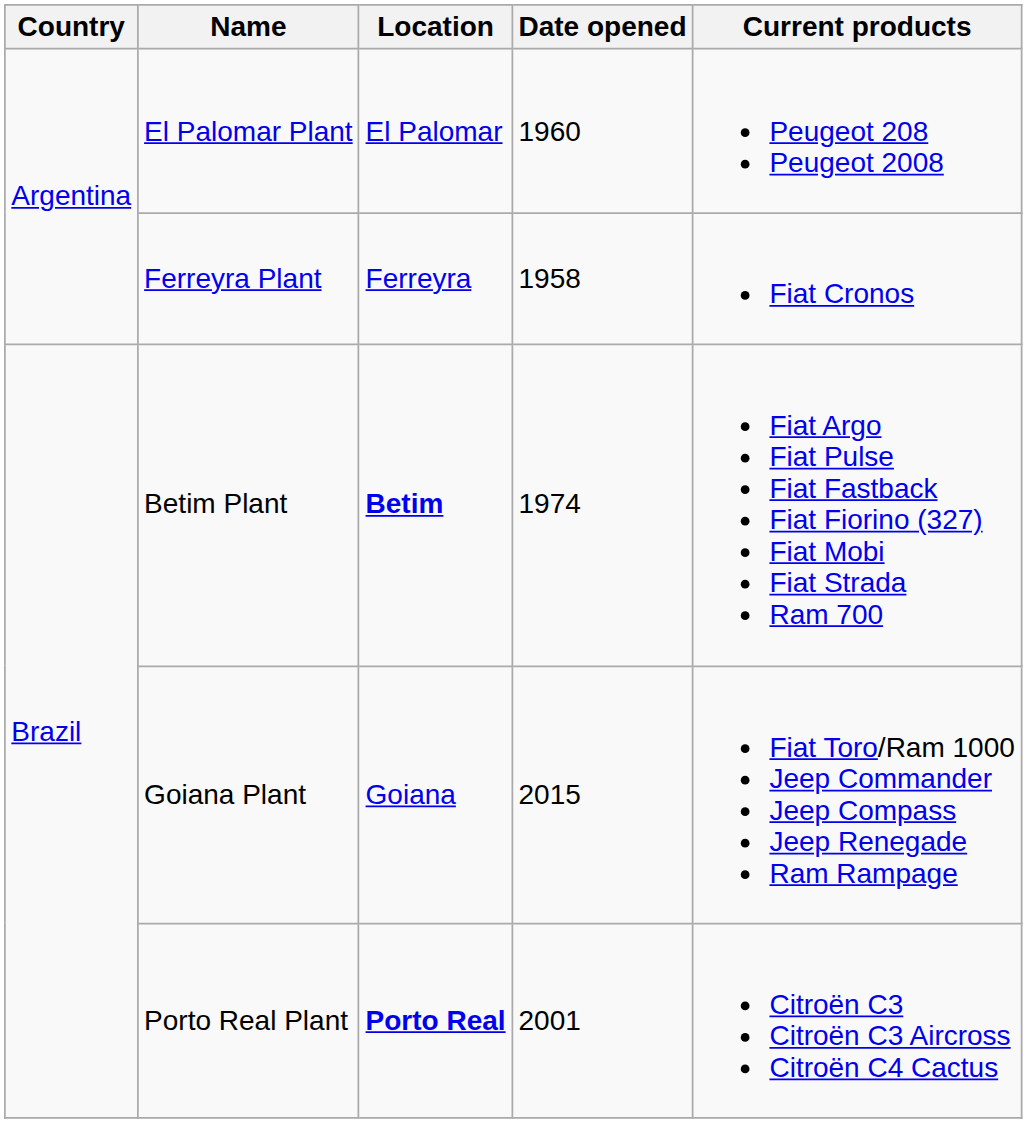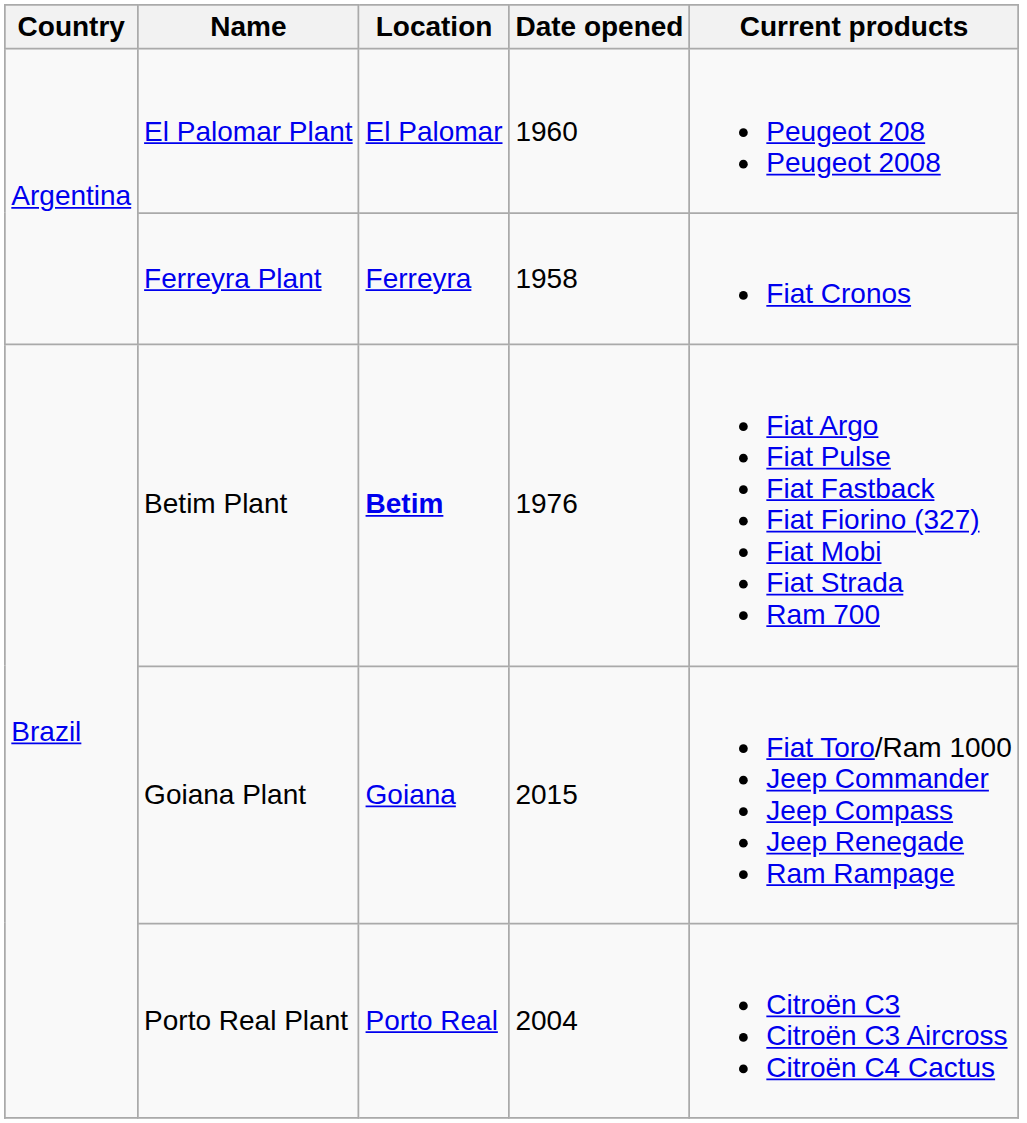(550, 504) 1974 -> (547, 504) 1976
(436, 1020) bold -> (432, 1020) normal
(550, 1020) 2001 -> (547, 1020) 2004
